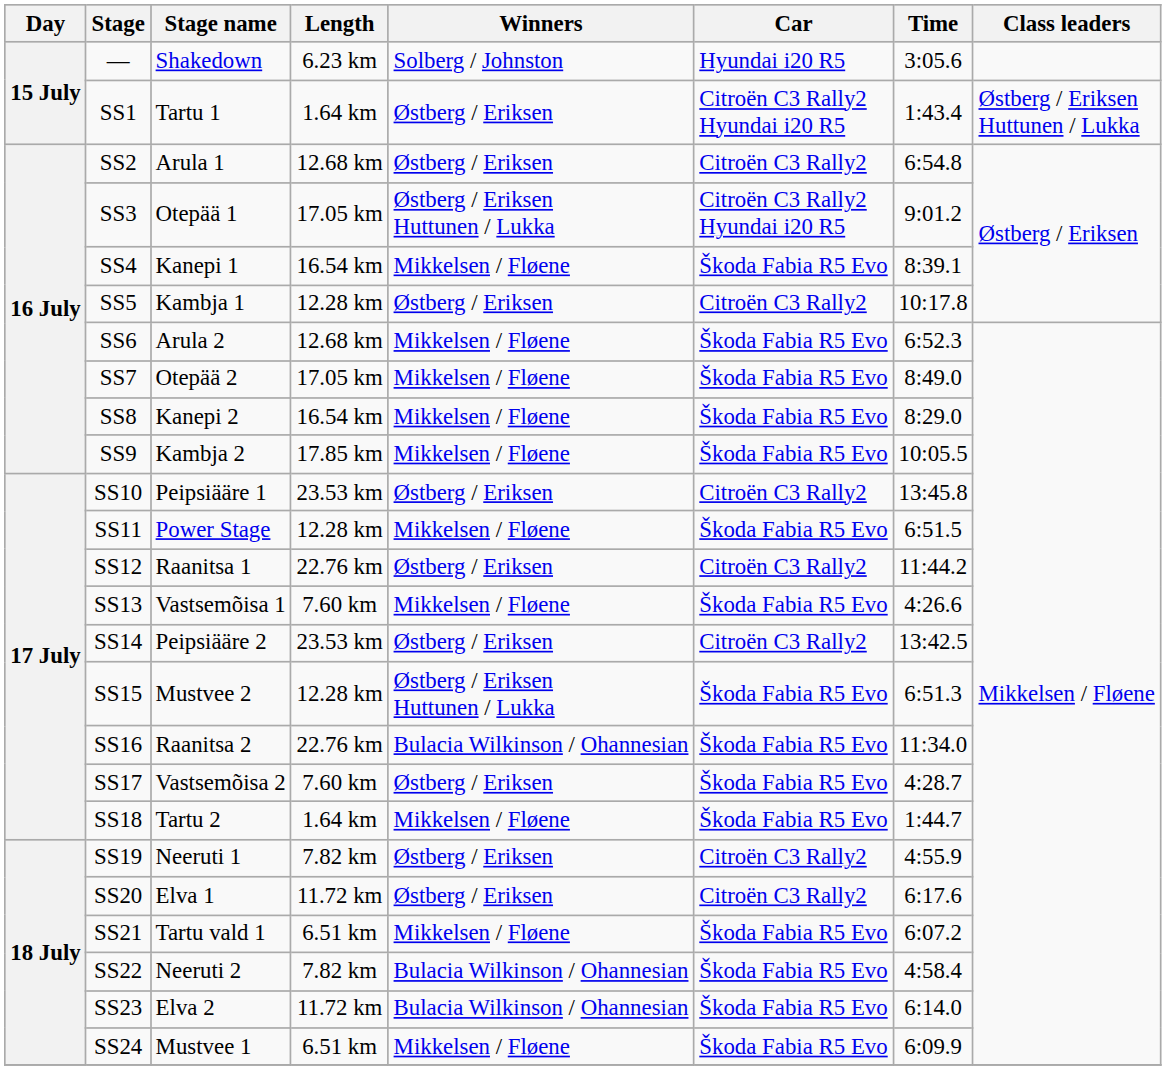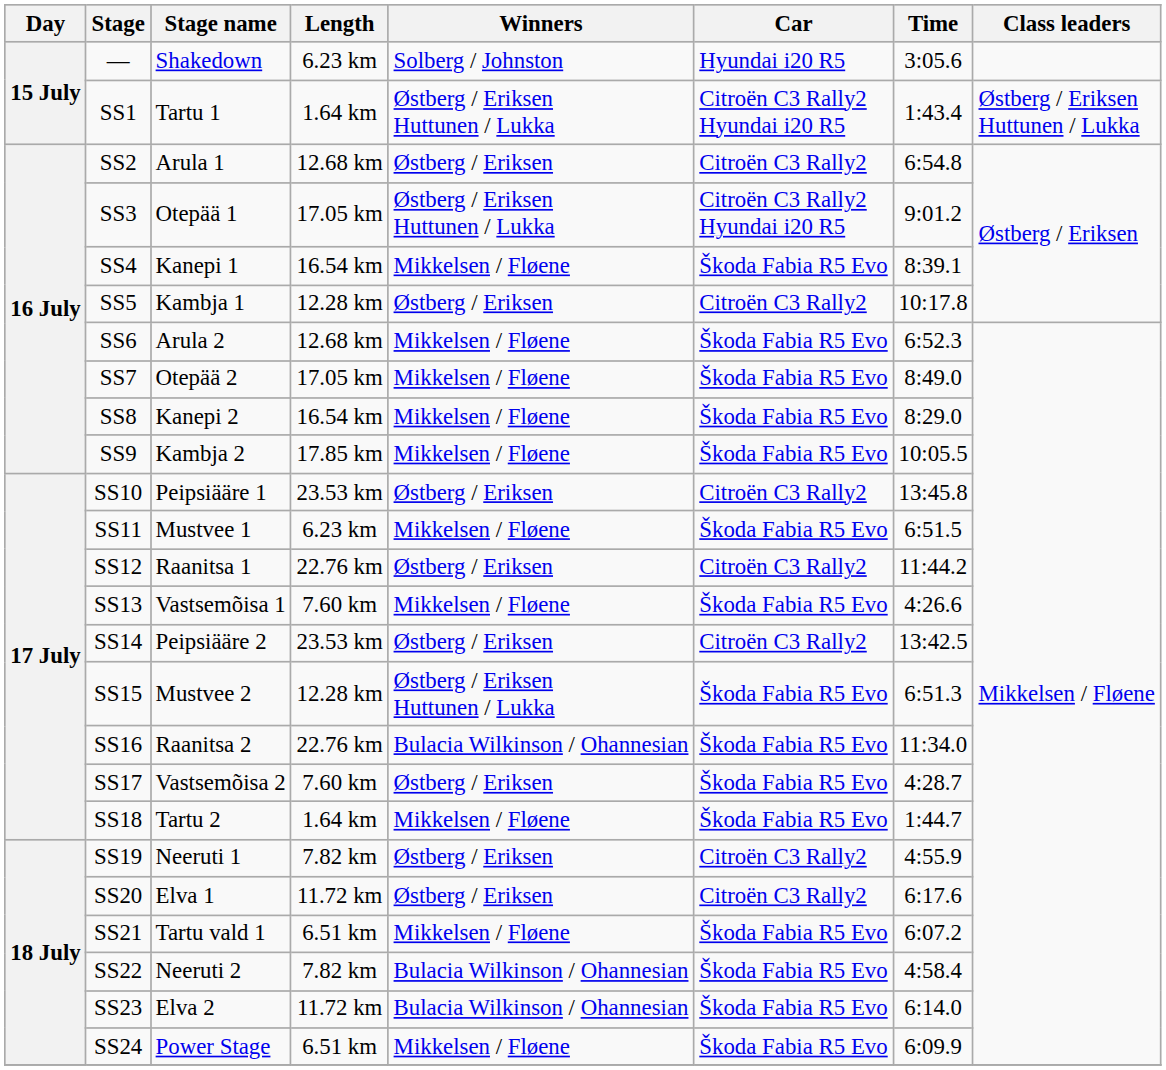(473, 111) Østberg / Eriksen -> (474, 111) Østberg / Eriksen Huttunen / Lukka
(213, 529) Power Stage -> (204, 529) Mustvee 1
(340, 529) 12.28 km -> (340, 529) 6.23 km
(204, 1045) Mustvee 1 -> (213, 1045) Power Stage
